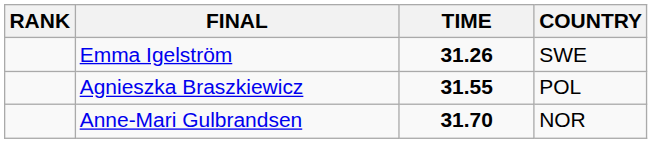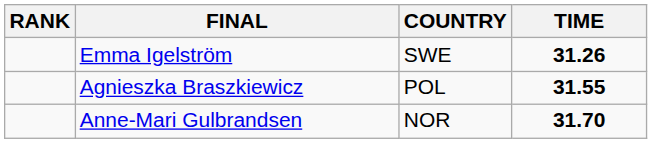columns swapped: (591, 21) <-> (467, 21)
